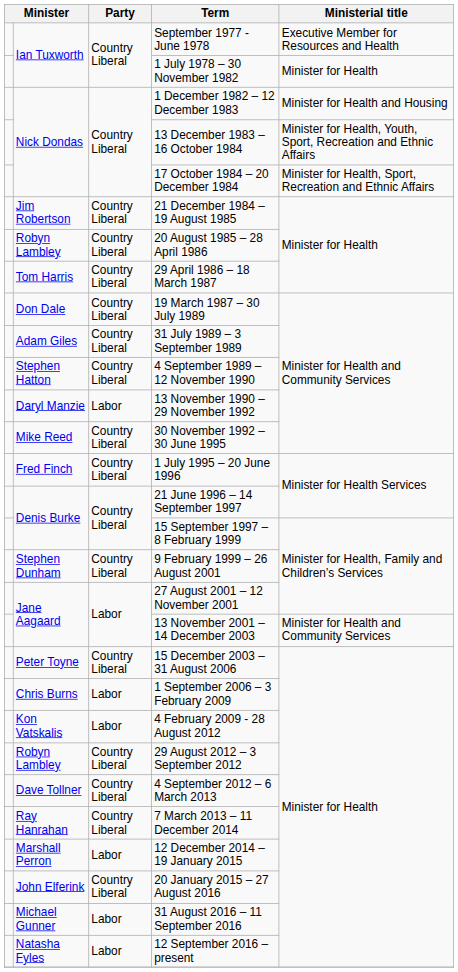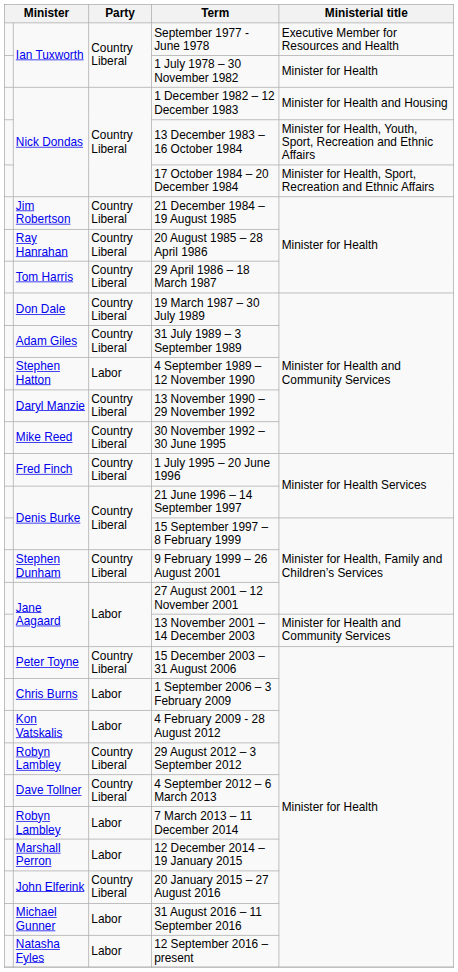(38, 245) Robyn Lambley -> (42, 245) Ray Hanrahan
(112, 373) Country Liberal -> (106, 373) Labor
(106, 405) Labor -> (112, 405) Country Liberal
(42, 822) Ray Hanrahan -> (38, 822) Robyn Lambley
(112, 822) Country Liberal -> (106, 822) Labor
